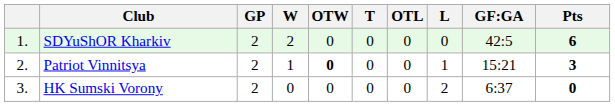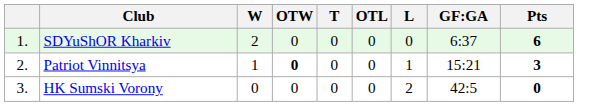- column: (255, 16)
(499, 40) 42:5 -> (464, 40) 6:37
(499, 88) 6:37 -> (464, 88) 42:5
